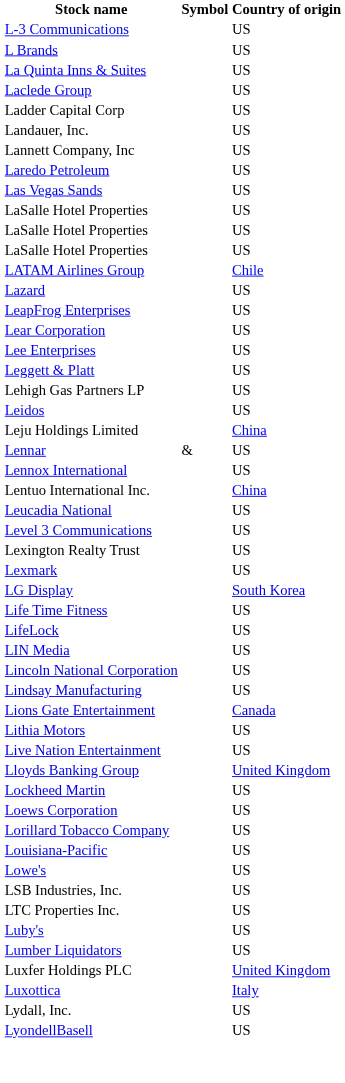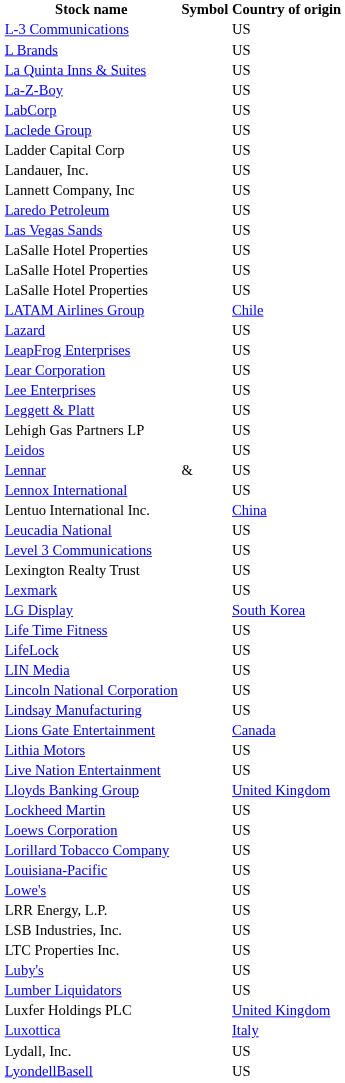+ row: (34, 90)
+ row: (31, 110)
- row: (71, 430)
+ row: (56, 910)
